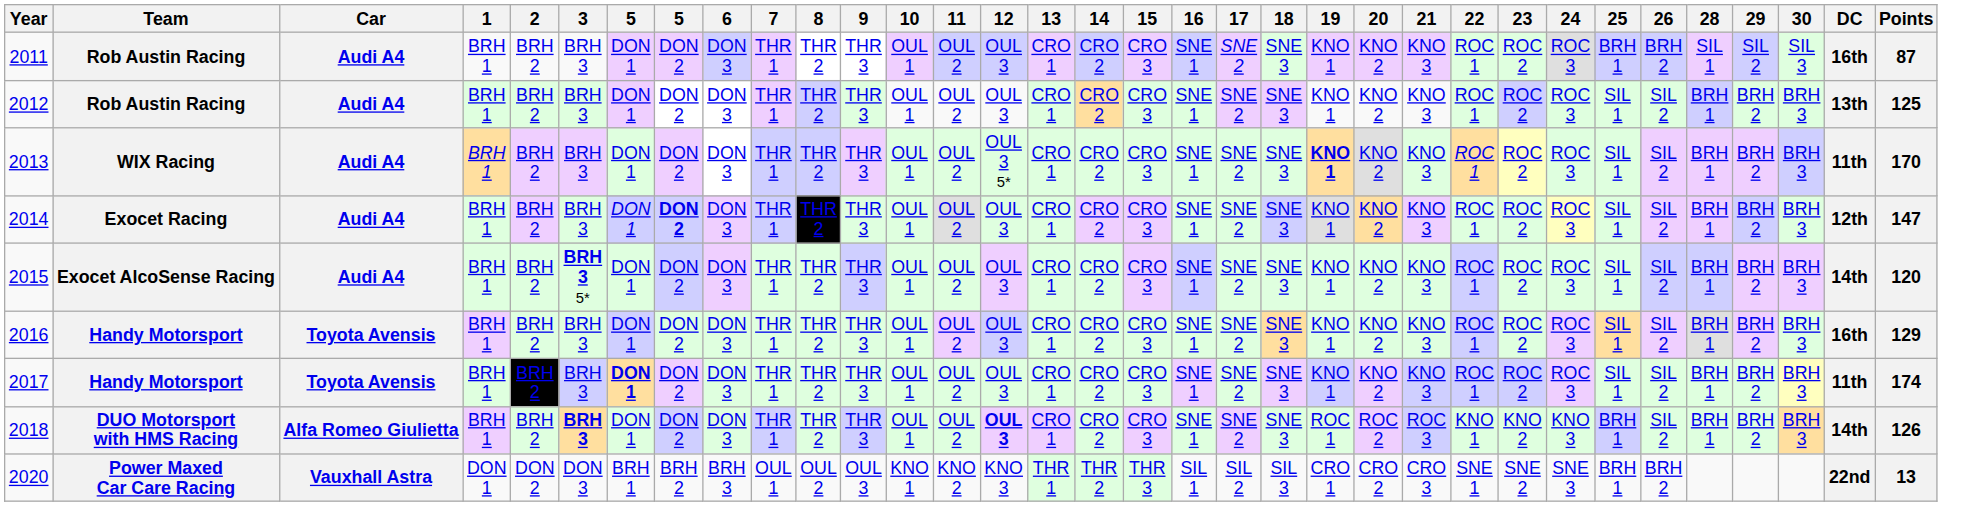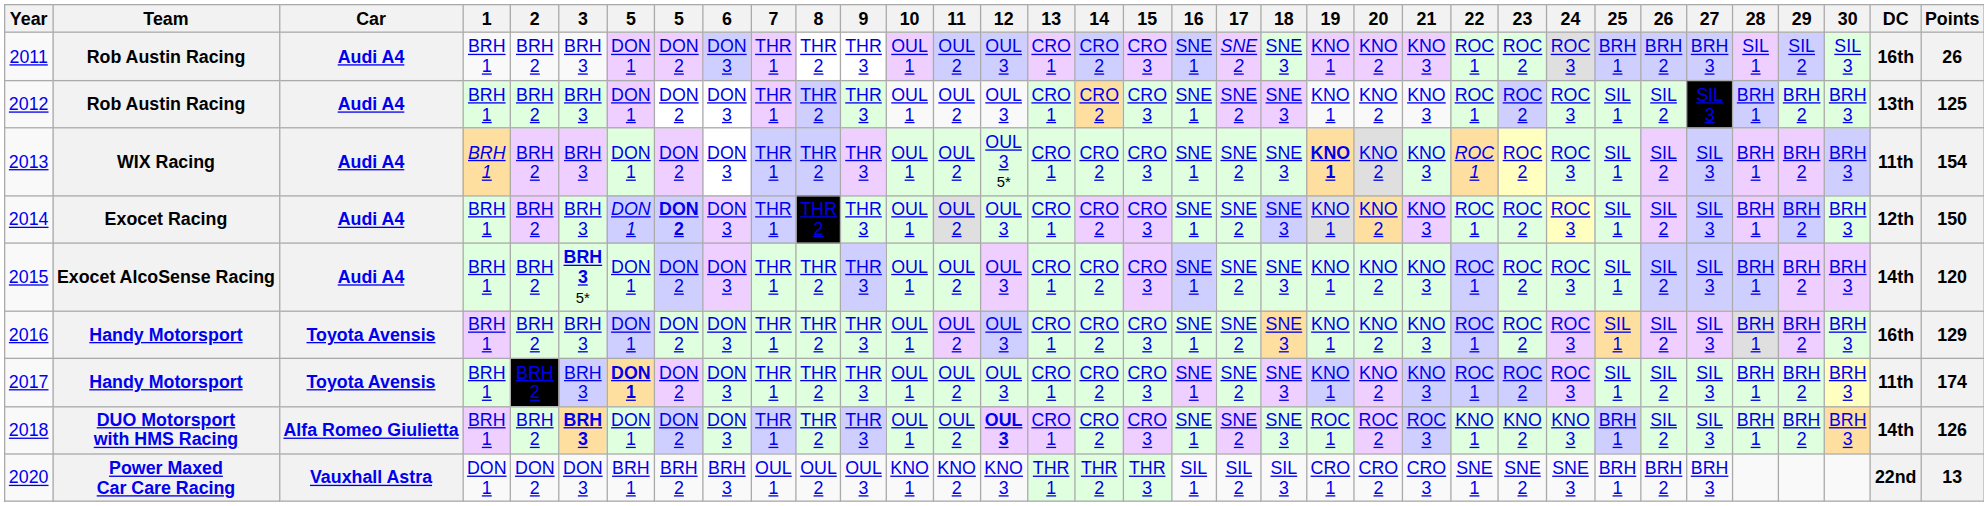+ column: (1710, 18)
(1906, 56) 87 -> (1952, 56) 26
(1906, 161) 170 -> (1952, 161) 154
(1906, 219) 147 -> (1952, 219) 150
